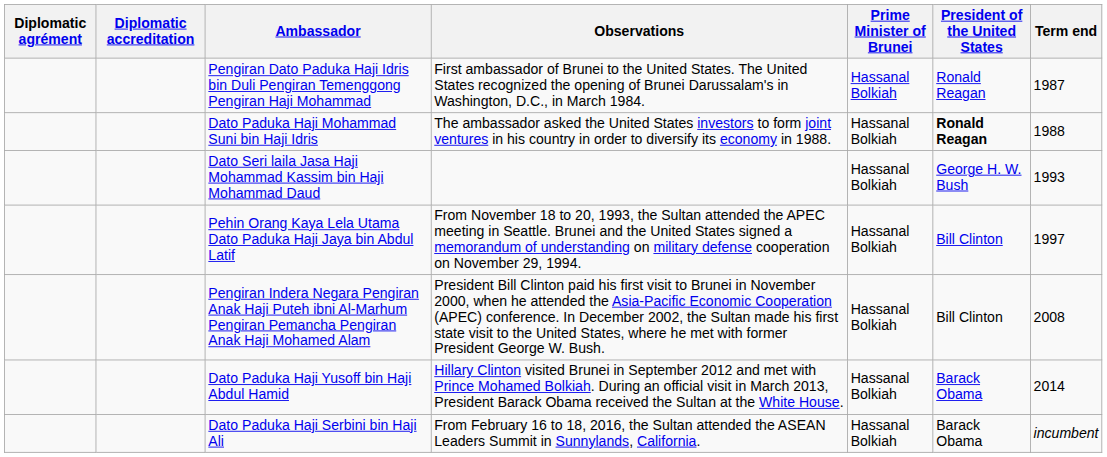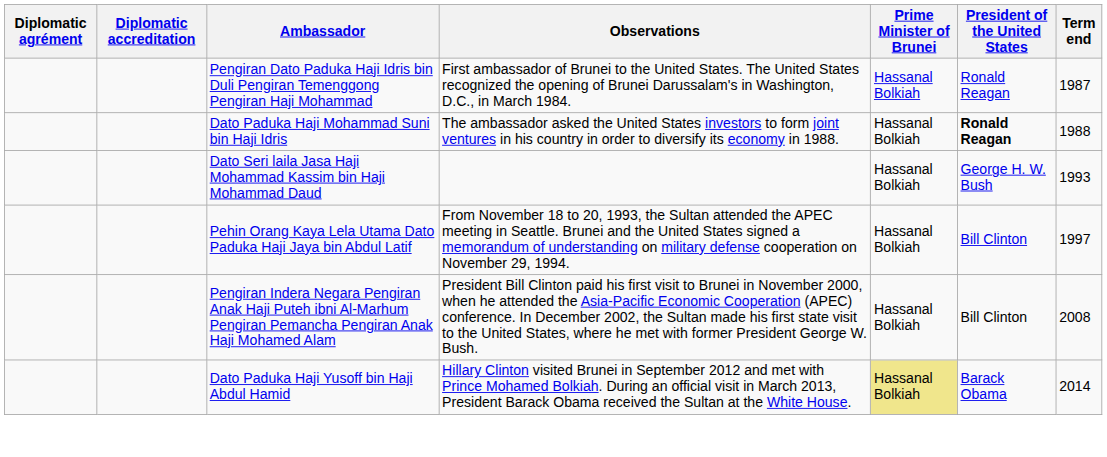(880, 387) no background -> (903, 387) khaki background
- row: (312, 433)
